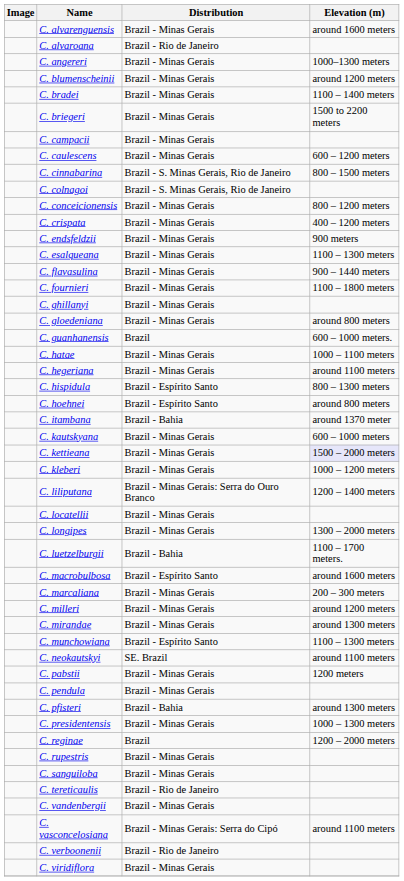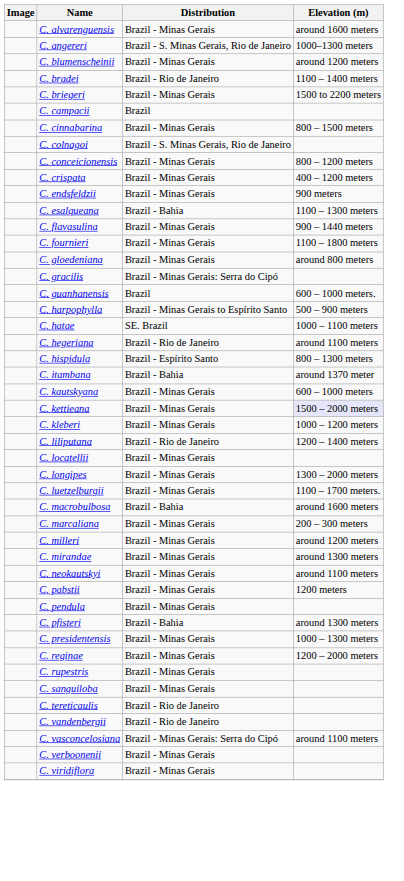- row: (66, 45)
(169, 62) Brazil - Minas Gerais -> (208, 45) Brazil - S. Minas Gerais, Rio de Janeiro
(169, 95) Brazil - Minas Gerais -> (172, 78) Brazil - Rio de Janeiro
(169, 139) Brazil - Minas Gerais -> (138, 111) Brazil
- row: (68, 156)
(208, 172) Brazil - S. Minas Gerais, Rio de Janeiro -> (170, 128) Brazil - Minas Gerais
(169, 255) Brazil - Minas Gerais -> (154, 210) Brazil - Bahia
- row: (64, 304)
+ row: (61, 276)
+ row: (71, 309)
(169, 354) Brazil - Minas Gerais -> (146, 326) SE. Brazil
(169, 370) Brazil - Minas Gerais -> (172, 342) Brazil - Rio de Janeiro
- row: (62, 403)
(202, 492) Brazil - Minas Gerais: Serra do Ouro Branco -> (172, 441) Brazil - Rio de Janeiro
(154, 553) Brazil - Bahia -> (170, 491) Brazil - Minas Gerais
(171, 575) Brazil - Espírito Santo -> (154, 507) Brazil - Bahia
- row: (74, 641)
(146, 658) SE. Brazil -> (170, 573) Brazil - Minas Gerais
(137, 740) Brazil -> (170, 656) Brazil - Minas Gerais
(169, 806) Brazil - Minas Gerais -> (172, 721) Brazil - Rio de Janeiro
(172, 851) Brazil - Rio de Janeiro -> (170, 754) Brazil - Minas Gerais
